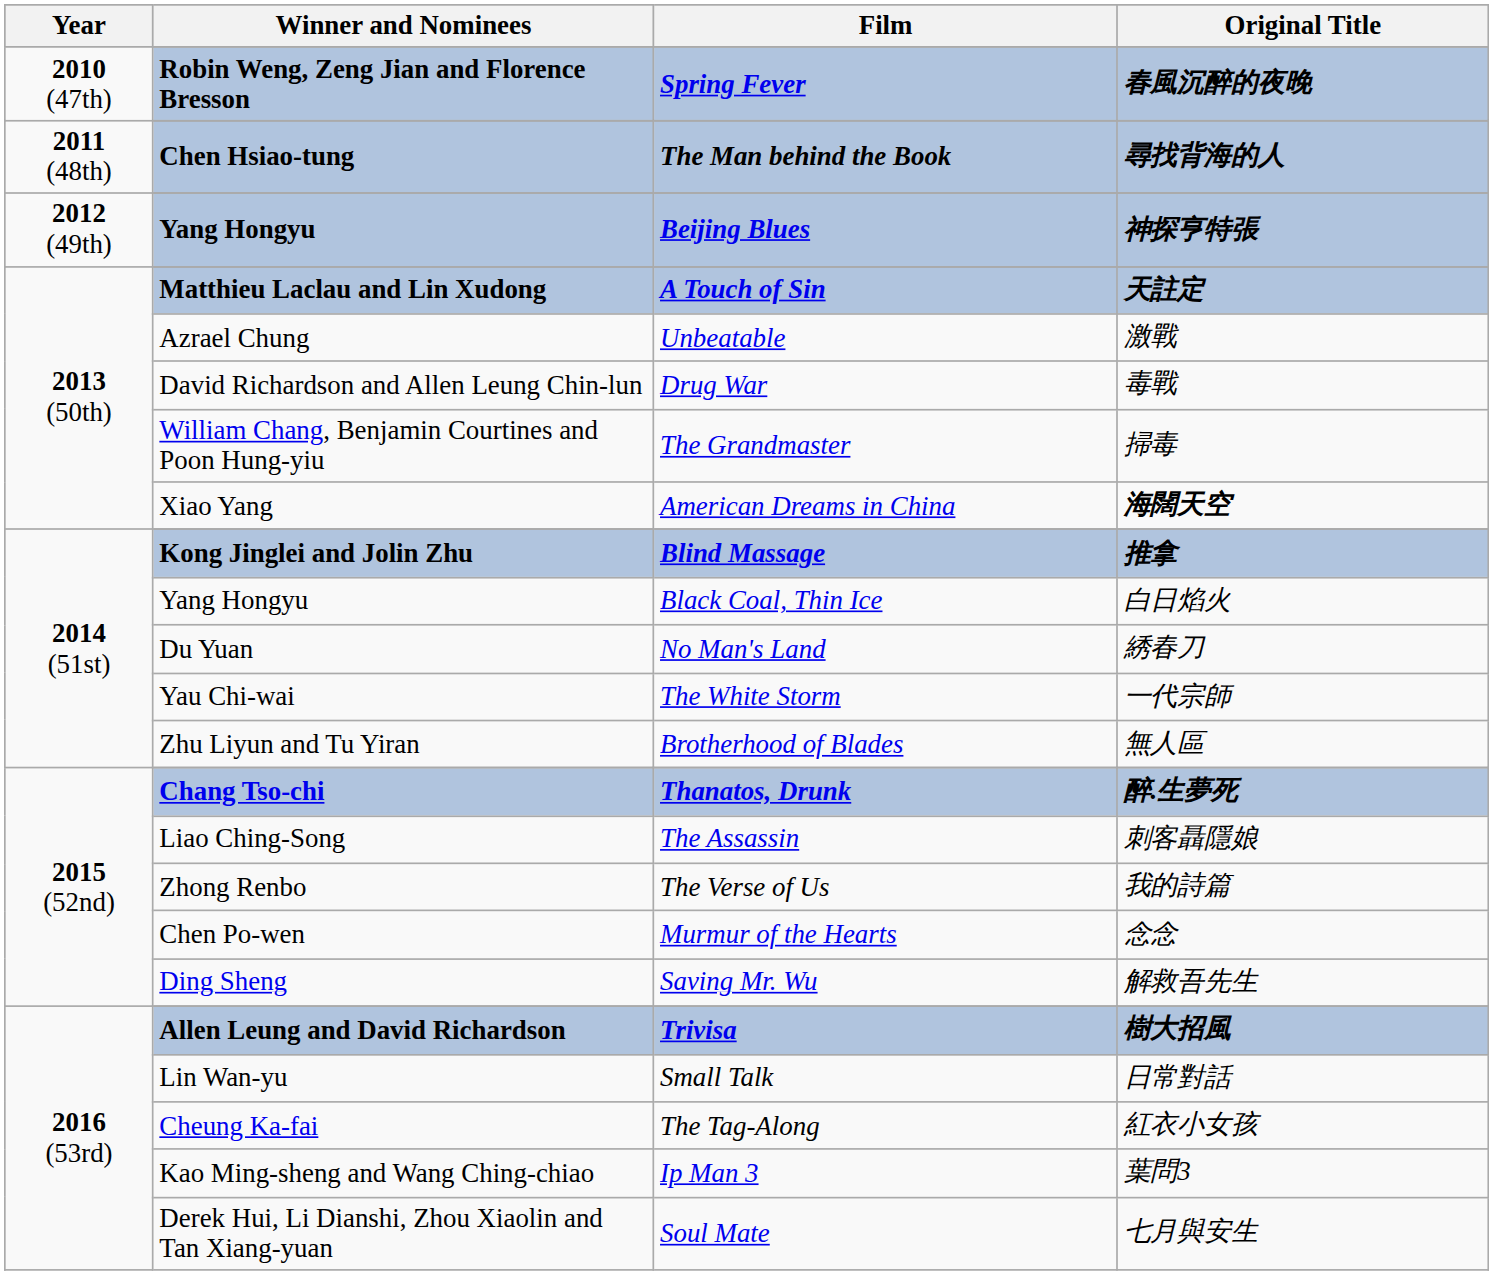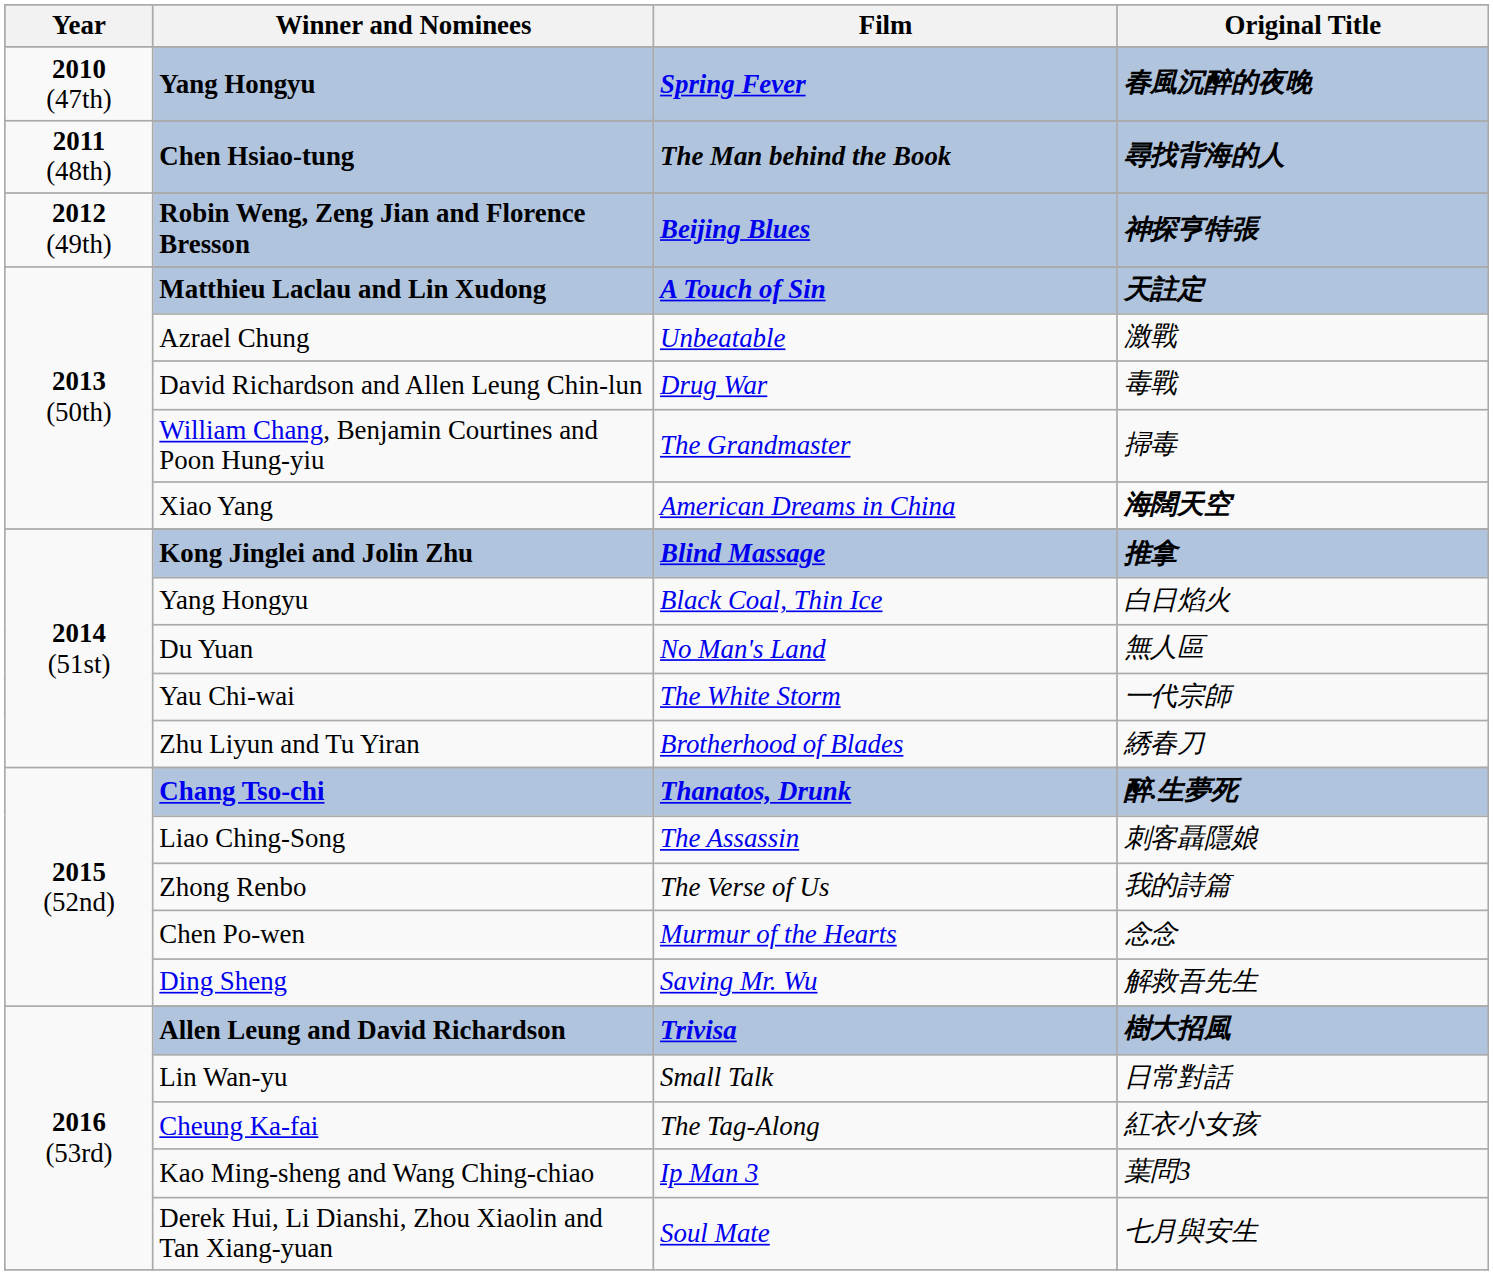(372, 83) Robin Weng, Zeng Jian and Florence Bresson -> (237, 83) Yang Hongyu
(237, 229) Yang Hongyu -> (372, 229) Robin Weng, Zeng Jian and Florence Bresson
(1164, 647) 綉春刀 -> (1164, 647) 無人區
(1164, 742) 無人區 -> (1164, 742) 綉春刀
